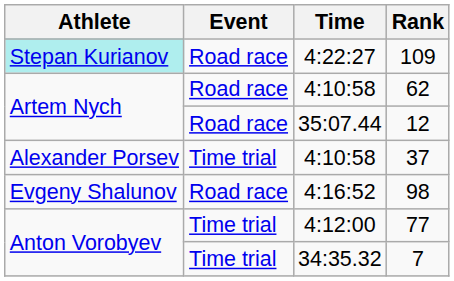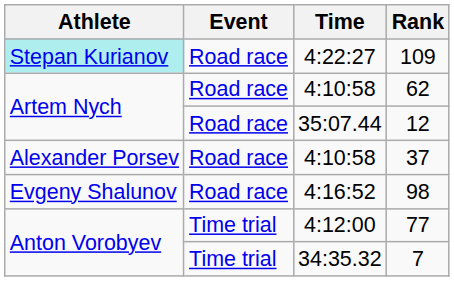(233, 158) Time trial -> (239, 158) Road race
